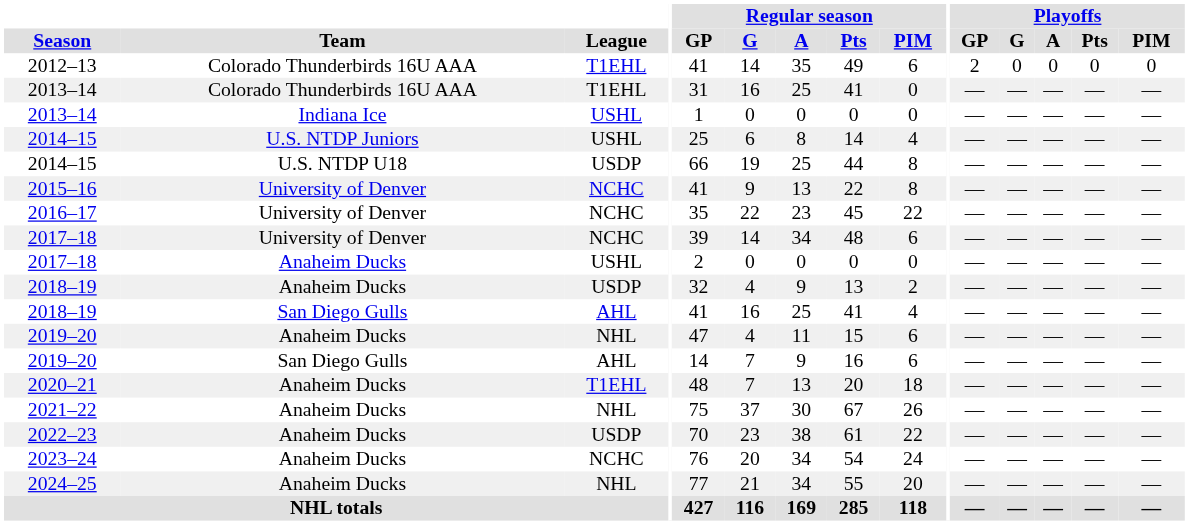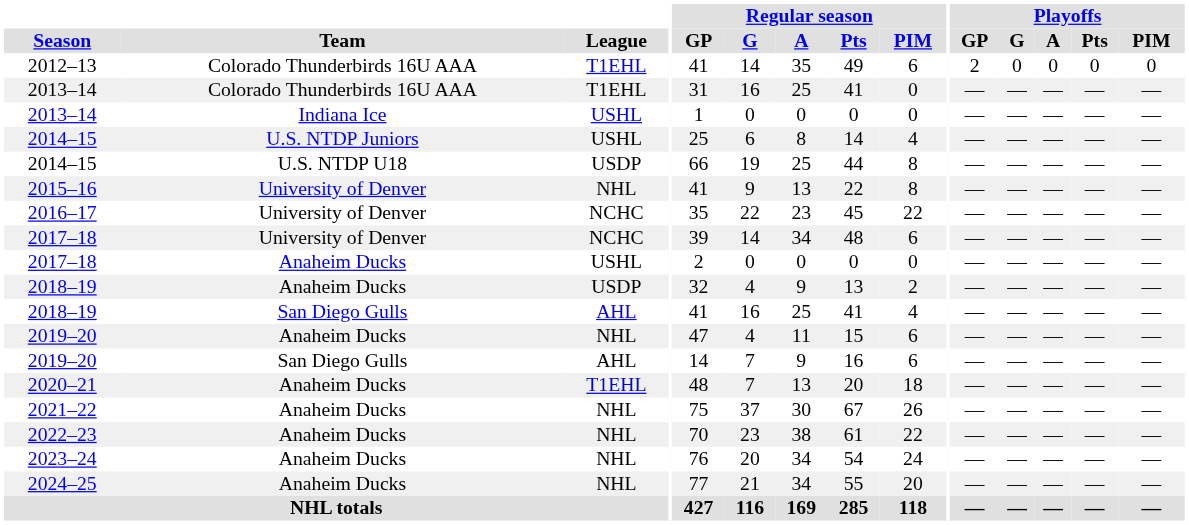(616, 188) NCHC -> (616, 188) NHL
(616, 434) USDP -> (616, 434) NHL
(616, 458) NCHC -> (616, 458) NHL
